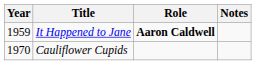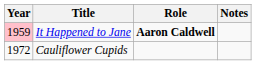(19, 32) no background -> (19, 32) pink background
(19, 50) 1970 -> (19, 50) 1972
